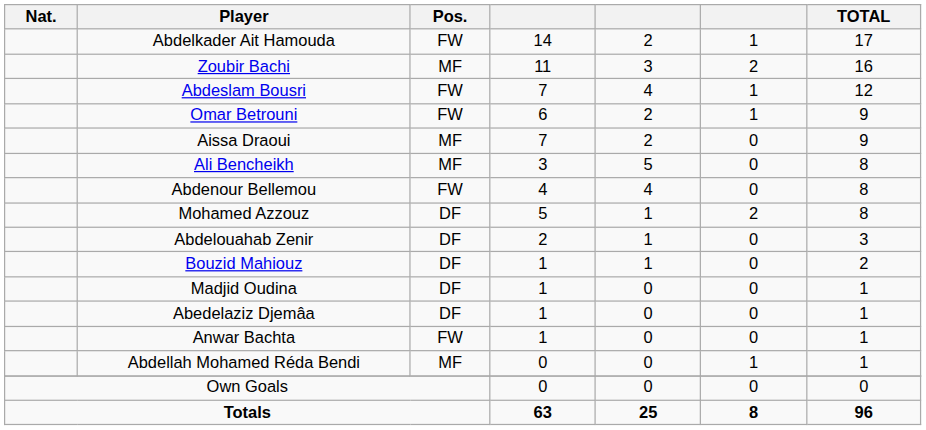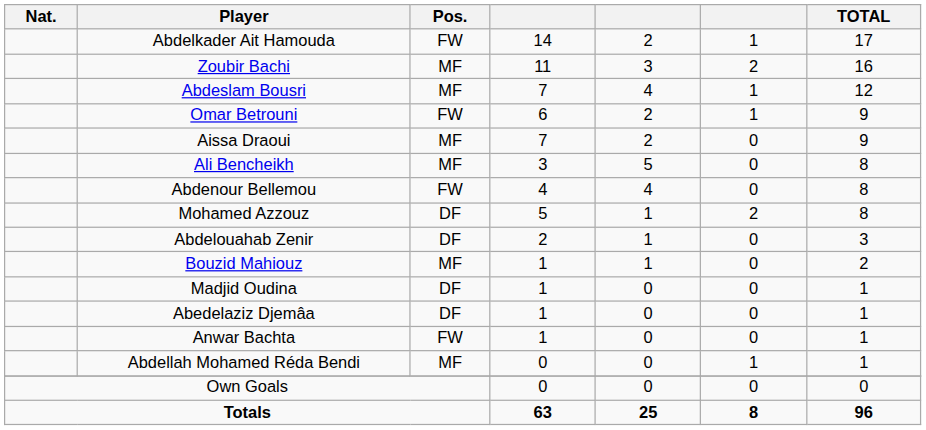(450, 90) FW -> (450, 90) MF
(450, 263) DF -> (450, 263) MF
